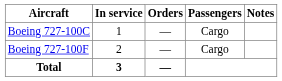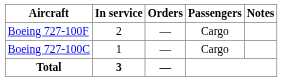rows swapped: (49, 31) <-> (48, 49)
